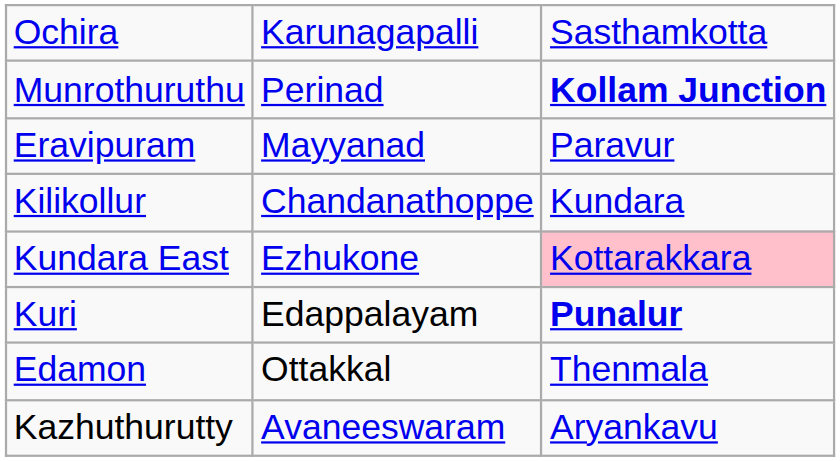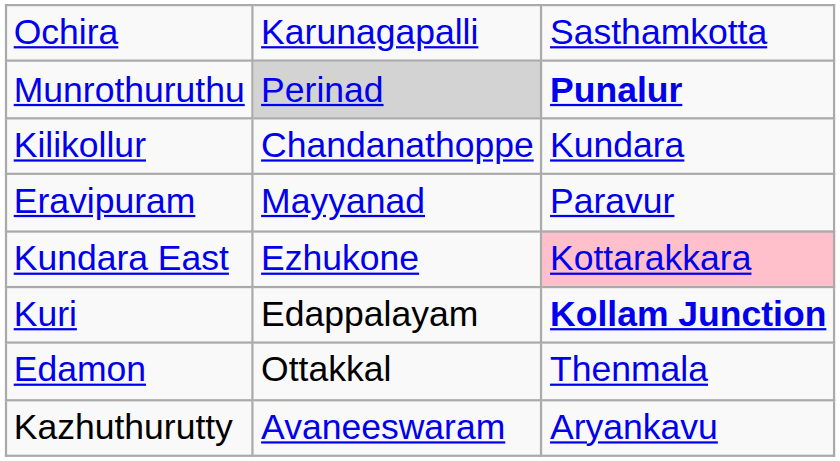(322, 88) no background -> (322, 88) lightgrey background
(688, 88) Kollam Junction -> (616, 88) Punalur
rows swapped: (105, 145) <-> (80, 201)
(616, 314) Punalur -> (688, 314) Kollam Junction
